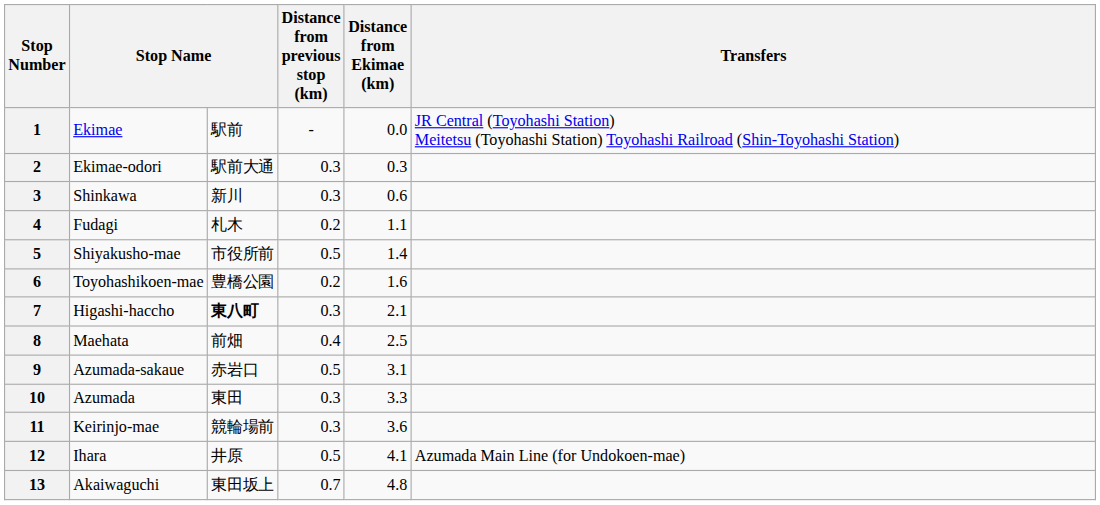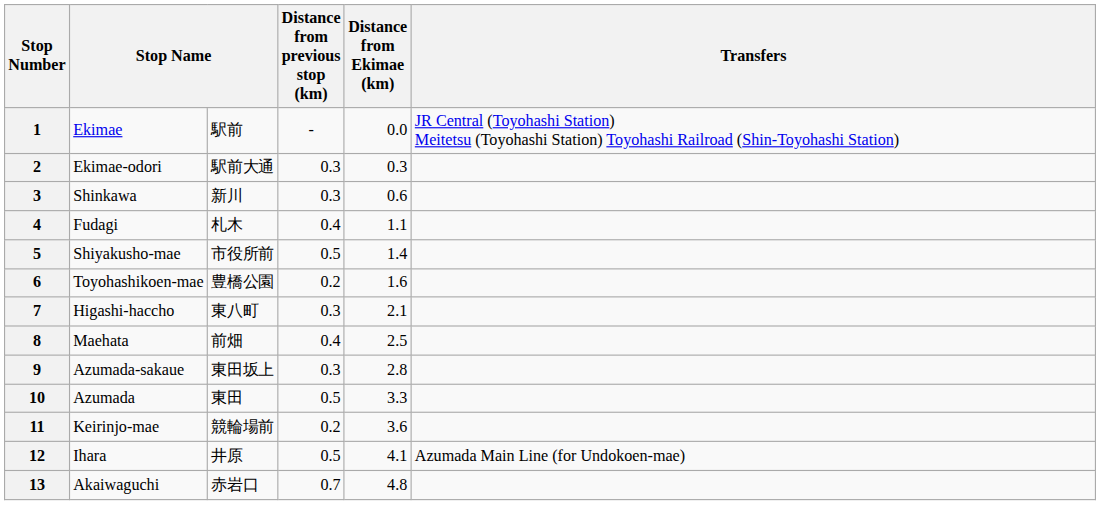(331, 225) 0.2 -> (331, 225) 0.4
(235, 311) bold -> (235, 311) normal
(235, 369) 赤岩口 -> (243, 369) 東田坂上
(331, 369) 0.5 -> (331, 369) 0.3
(397, 369) 3.1 -> (397, 369) 2.8
(331, 398) 0.3 -> (331, 398) 0.5
(331, 427) 0.3 -> (331, 427) 0.2
(243, 484) 東田坂上 -> (235, 484) 赤岩口
